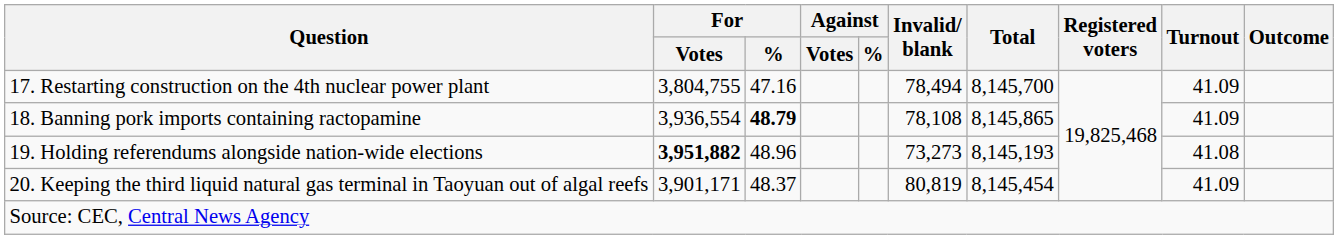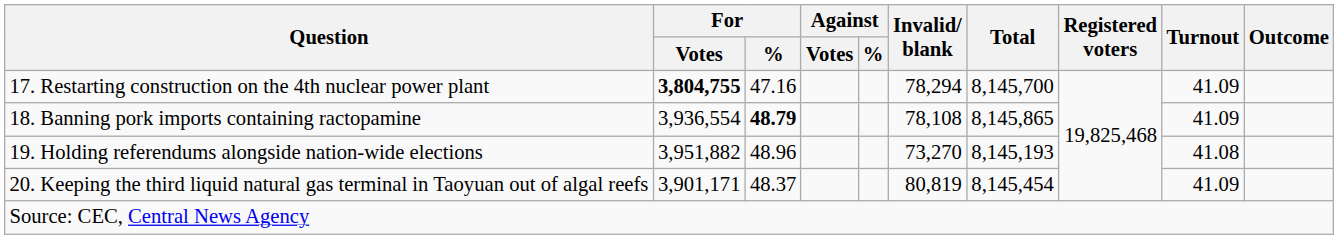(699, 86) normal -> (699, 86) bold
(933, 86) 78,494 -> (933, 86) 78,294
(699, 151) bold -> (699, 151) normal
(933, 151) 73,273 -> (933, 151) 73,270
